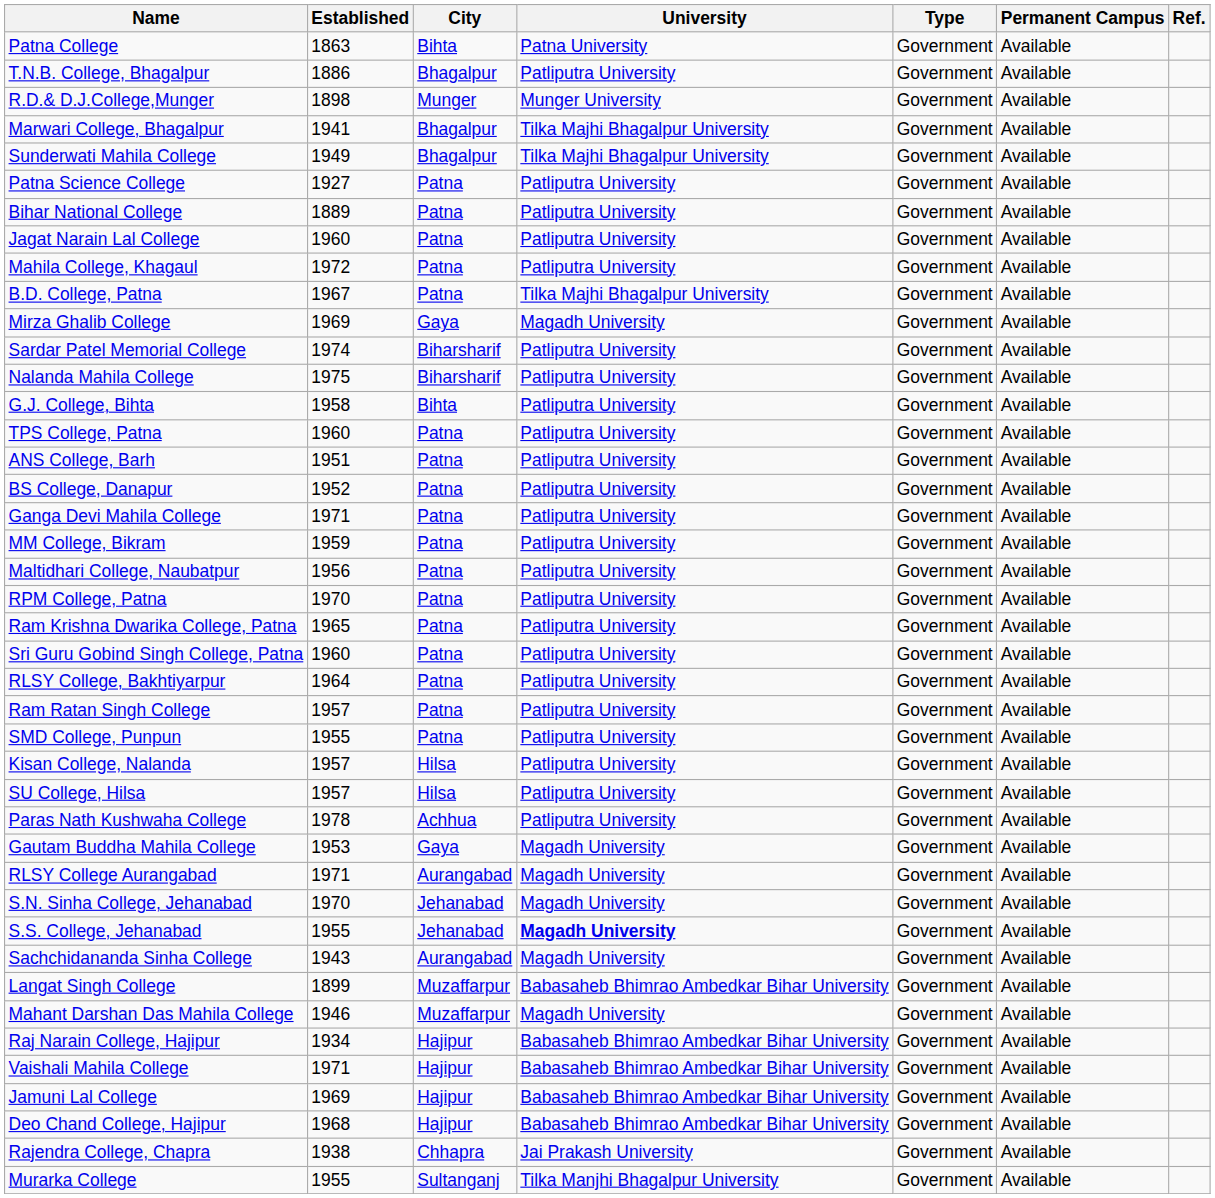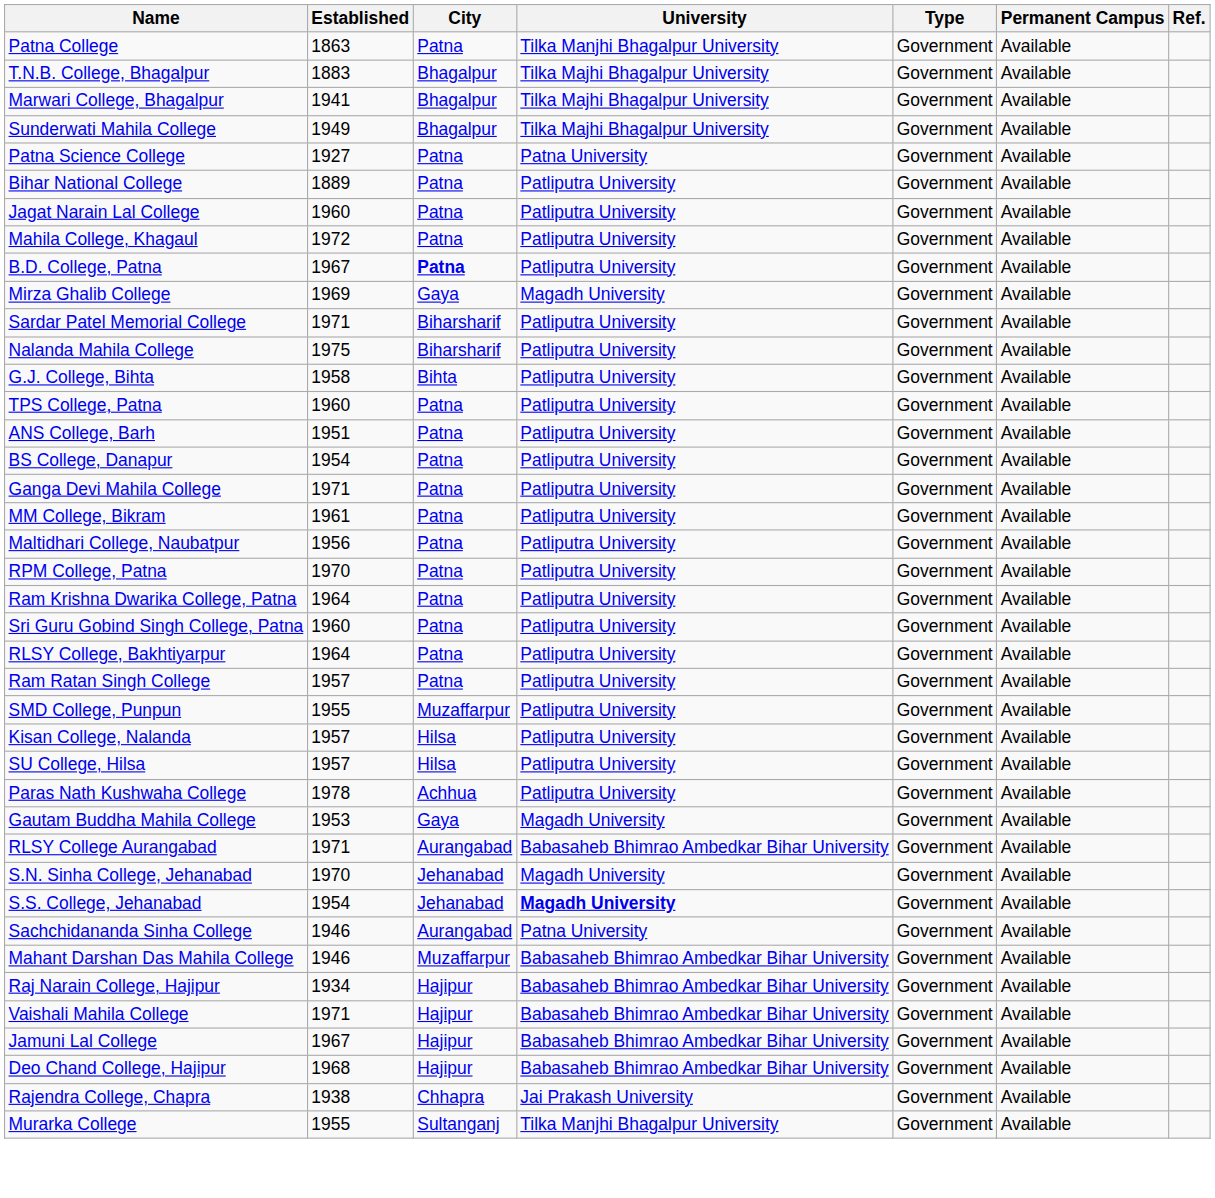(437, 45) Bihta -> (440, 45) Patna
(584, 45) Patna University -> (649, 45) Tilka Manjhi Bhagalpur University
(331, 73) 1886 -> (331, 73) 1883
(598, 73) Patliputra University -> (645, 73) Tilka Majhi Bhagalpur University
- row: (111, 101)
(598, 184) Patliputra University -> (584, 156) Patna University
(440, 294) normal -> (441, 267) bold
(645, 294) Tilka Majhi Bhagalpur University -> (598, 267) Patliputra University
(331, 350) 1974 -> (331, 322) 1971
(331, 488) 1952 -> (331, 460) 1954
(331, 543) 1959 -> (331, 516) 1961
(331, 626) 1965 -> (331, 599) 1964
(440, 737) Patna -> (464, 709) Muzaffarpur
(593, 875) Magadh University -> (705, 848) Babasaheb Bhimrao Ambedkar Bihar University
(331, 931) 1955 -> (331, 903) 1954
(331, 958) 1943 -> (331, 931) 1946
(593, 958) Magadh University -> (584, 931) Patna University
- row: (92, 986)
(593, 1014) Magadh University -> (705, 958) Babasaheb Bhimrao Ambedkar Bihar University
(331, 1097) 1969 -> (331, 1041) 1967
